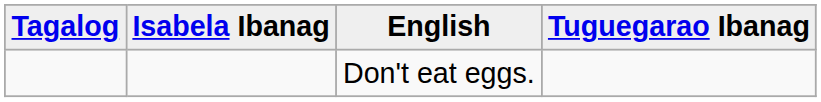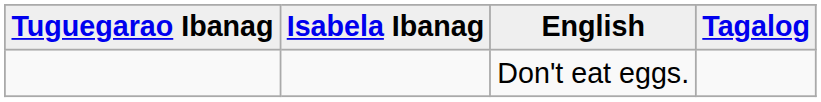columns swapped: (679, 27) <-> (65, 27)
